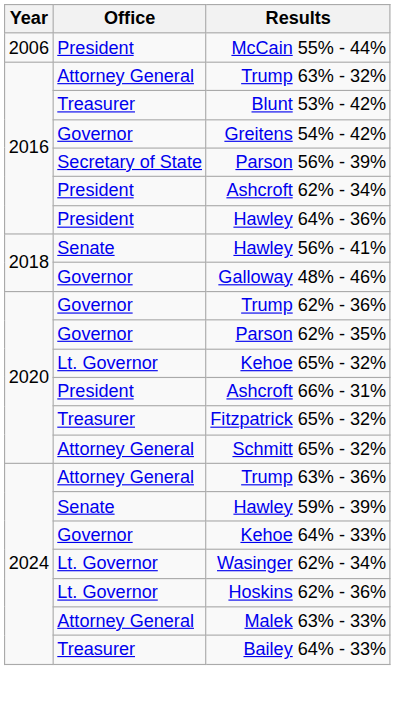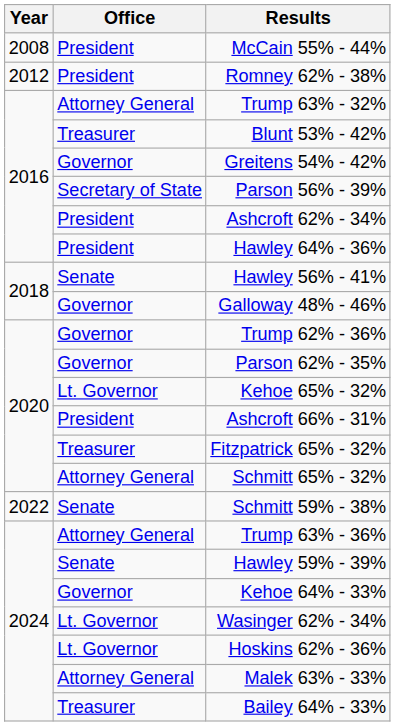(29, 47) 2006 -> (29, 47) 2008
+ row: (306, 76)
+ row: (309, 506)
